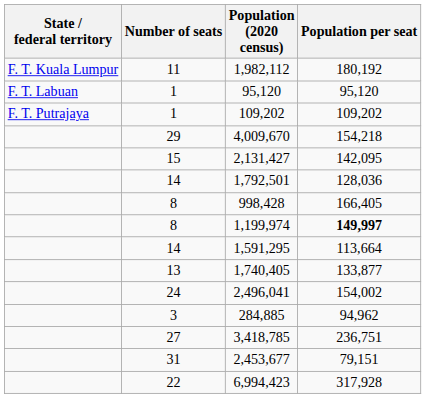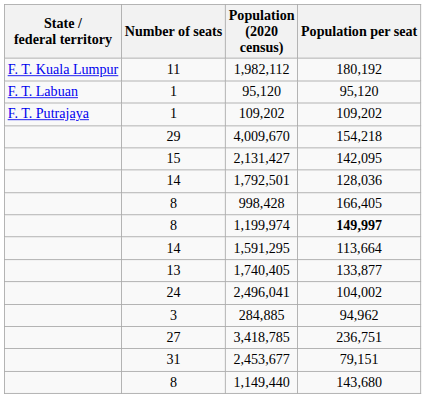(359, 292) 154,002 -> (359, 292) 104,002
- row: (262, 382)
+ row: (262, 382)
